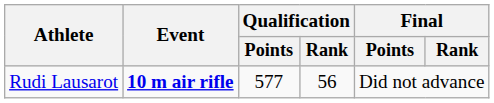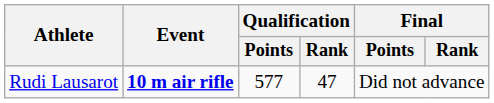(327, 82) 56 -> (327, 82) 47
